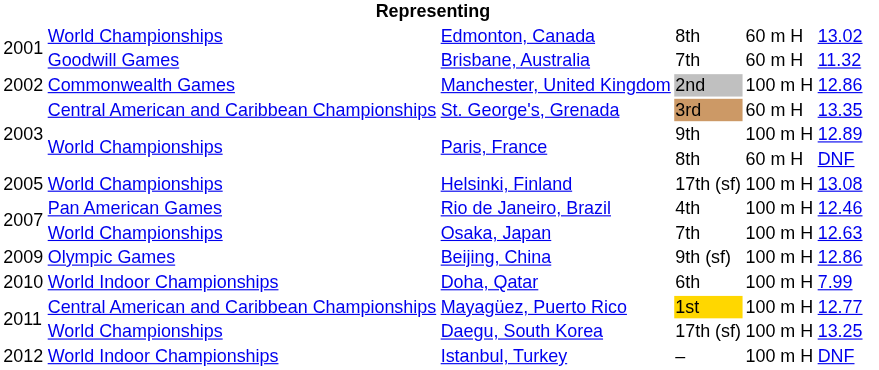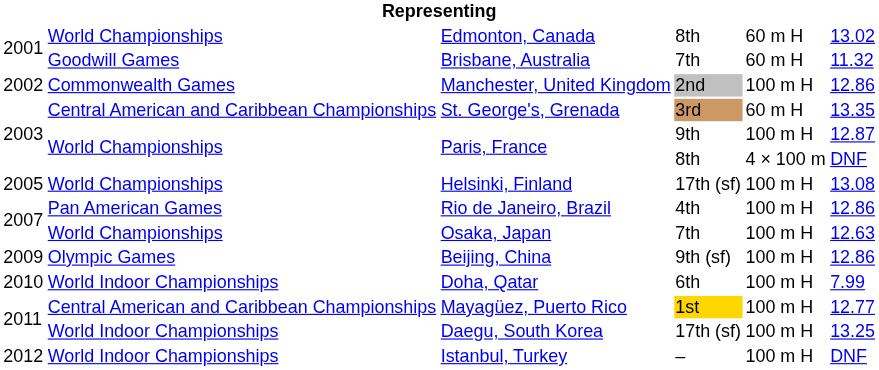(840, 134) 12.89 -> (853, 134) 12.87
(774, 159) 60 m H -> (786, 159) 4 × 100 m
(840, 208) 12.46 -> (853, 208) 12.86
(135, 331) World Championships -> (163, 331) World Indoor Championships
